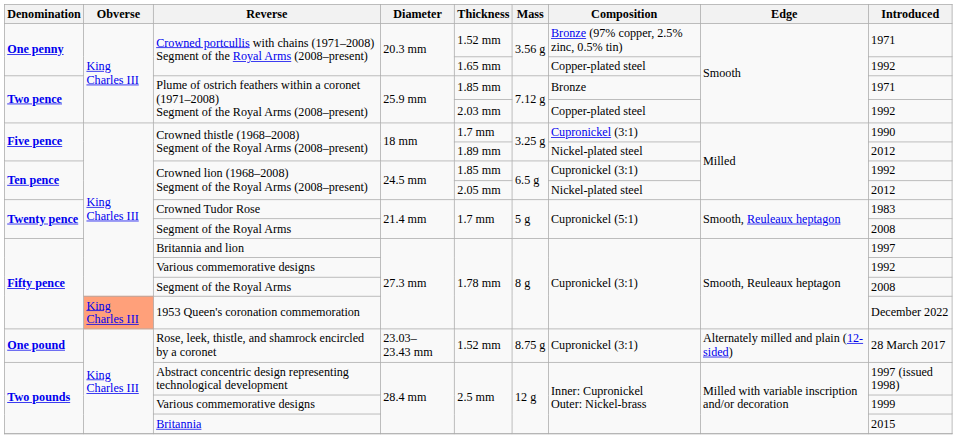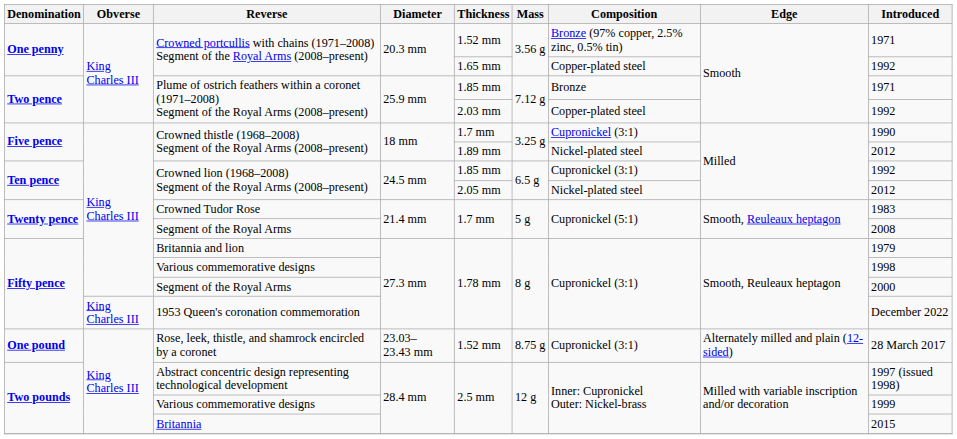(883, 248) 1997 -> (883, 248) 1979
(883, 267) 1992 -> (883, 267) 1998
(883, 286) 2008 -> (883, 286) 2000
(113, 312) lightsalmon background -> (113, 312) no background
